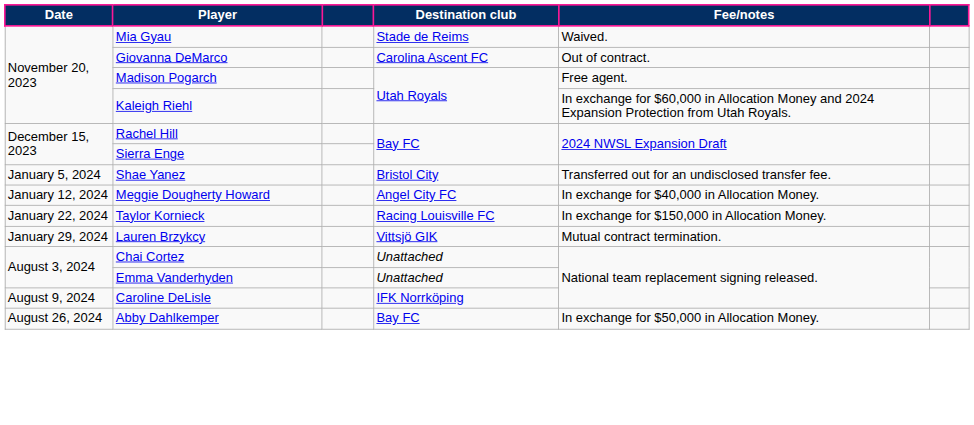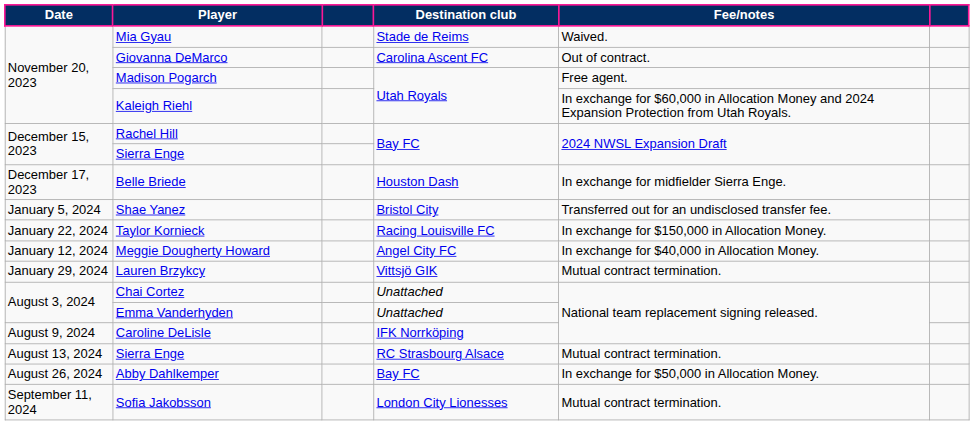+ row: (151, 182)
rows swapped: (193, 195) <-> (160, 215)
+ row: (150, 353)
+ row: (163, 402)
